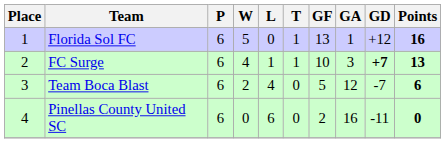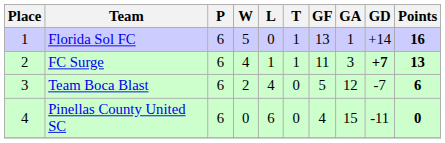(380, 39) +12 -> (380, 39) +14
(322, 62) 10 -> (322, 62) 11
(322, 117) 2 -> (322, 117) 4
(350, 117) 16 -> (350, 117) 15
